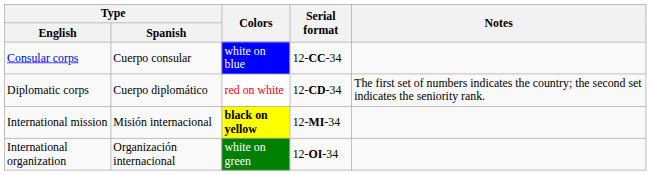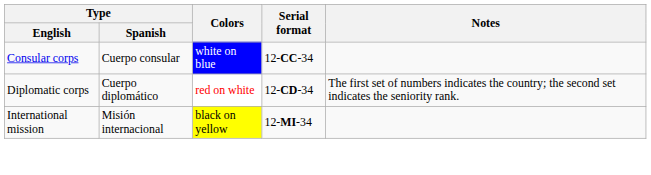(246, 122) bold -> (215, 122) normal
- row: (37, 154)
